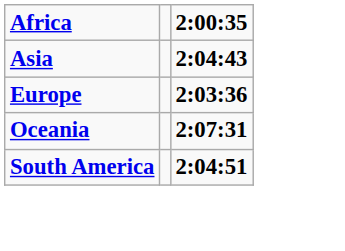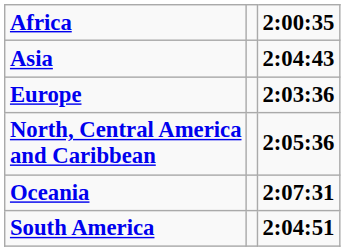+ row: (126, 143)
